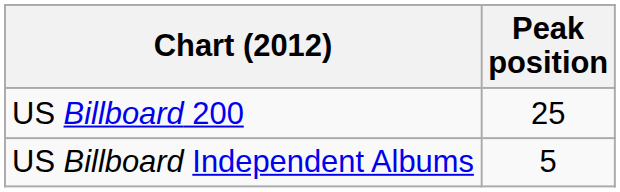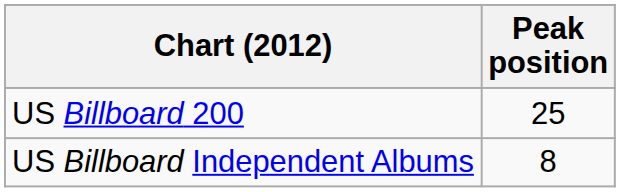(548, 161) 5 -> (548, 161) 8
